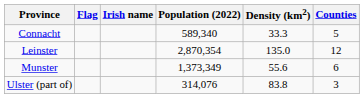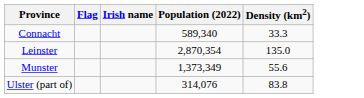- column: (336, 14)
